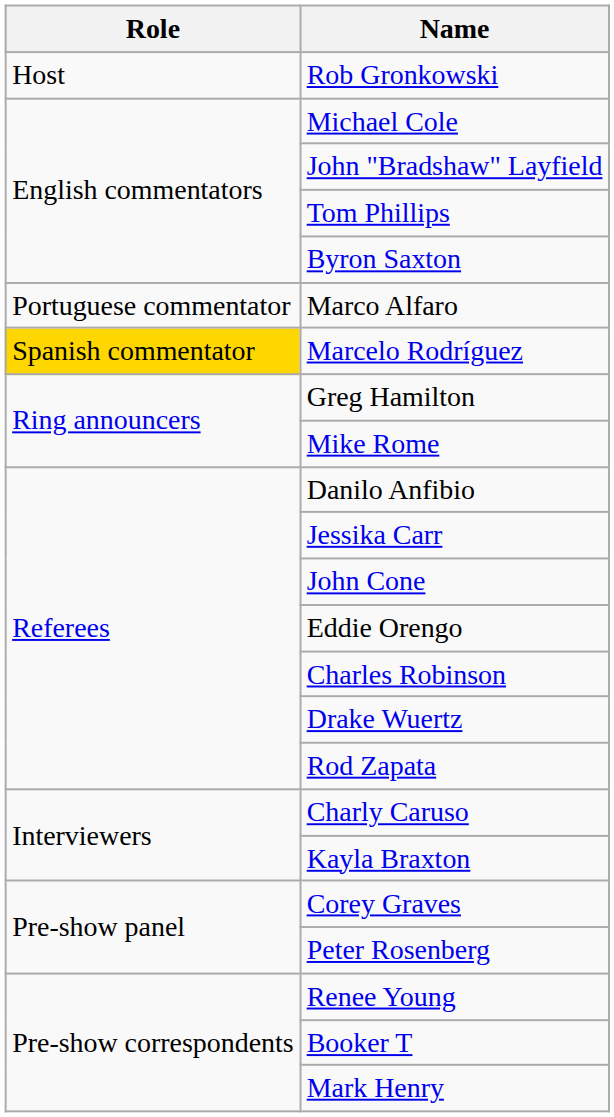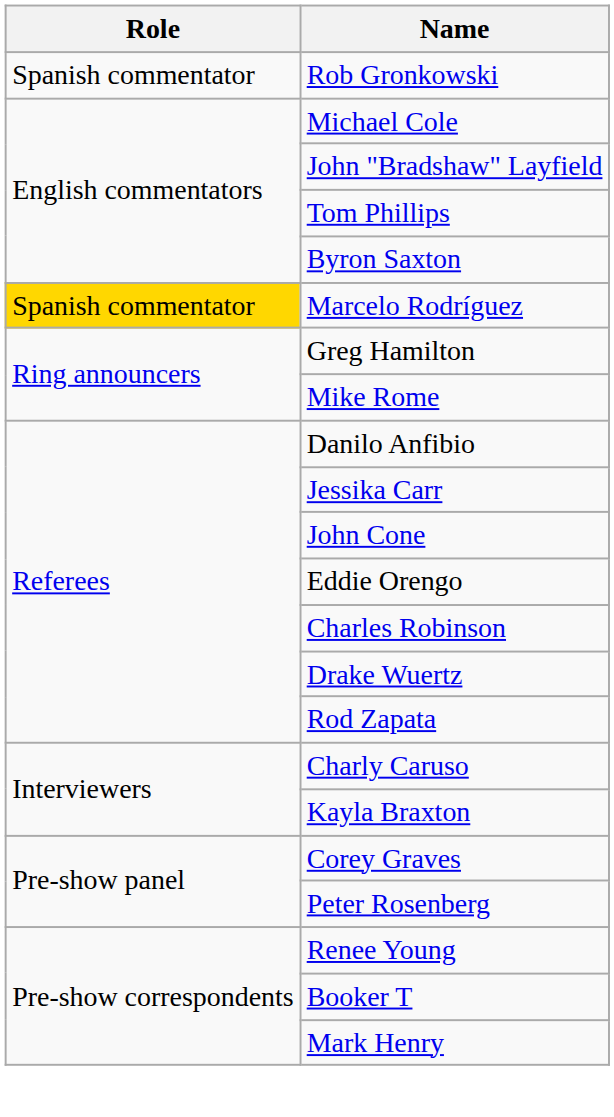(39, 74) Host -> (134, 74) Spanish commentator
- row: (382, 304)
